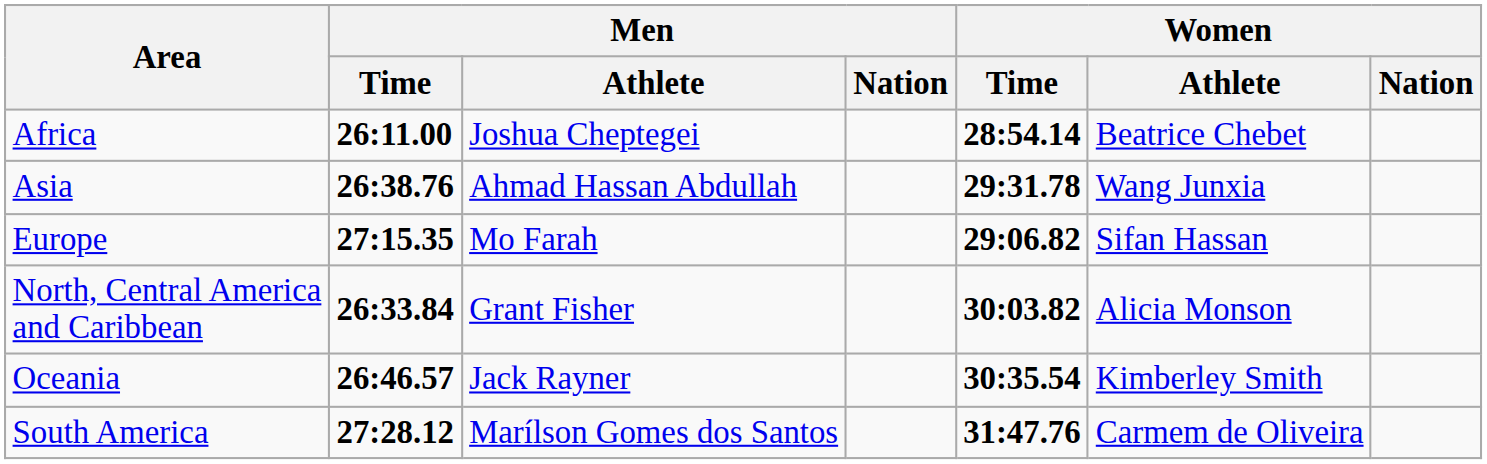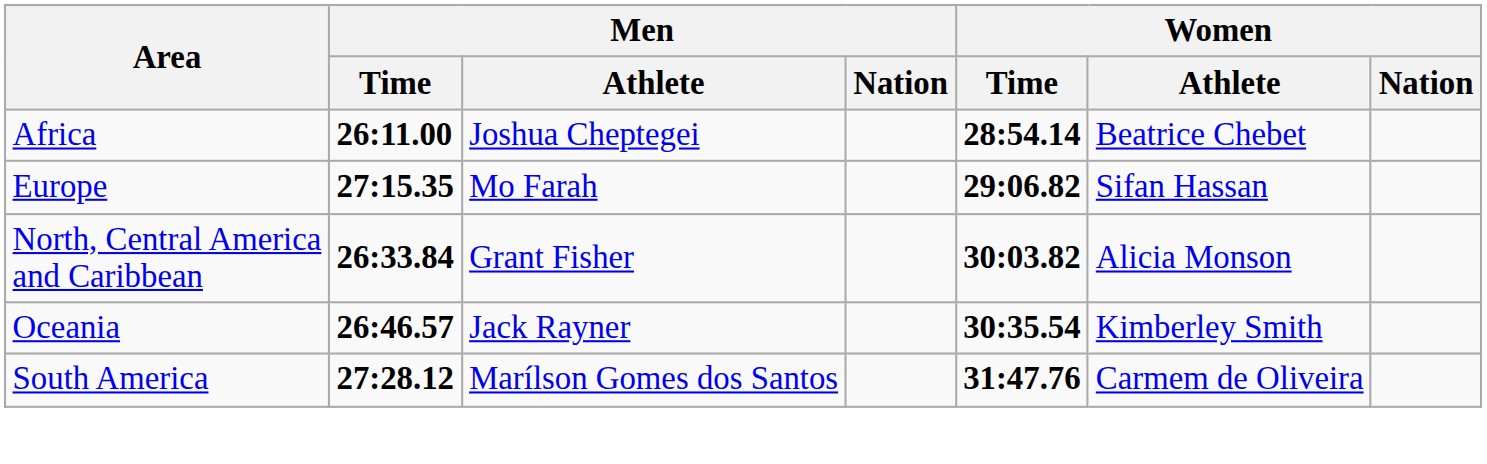- row: (43, 186)
